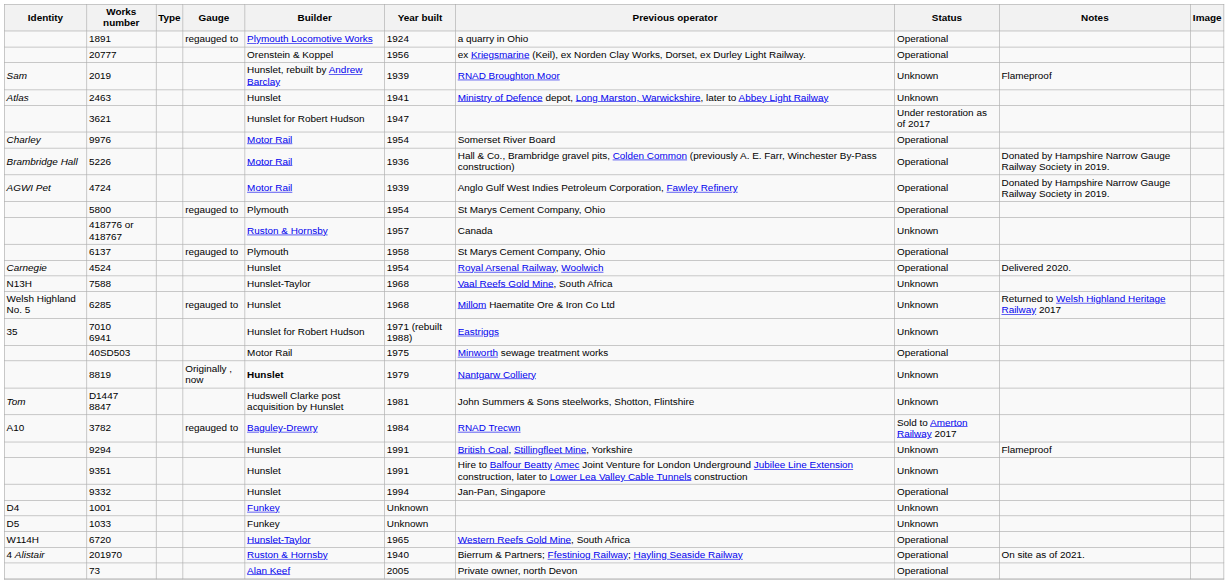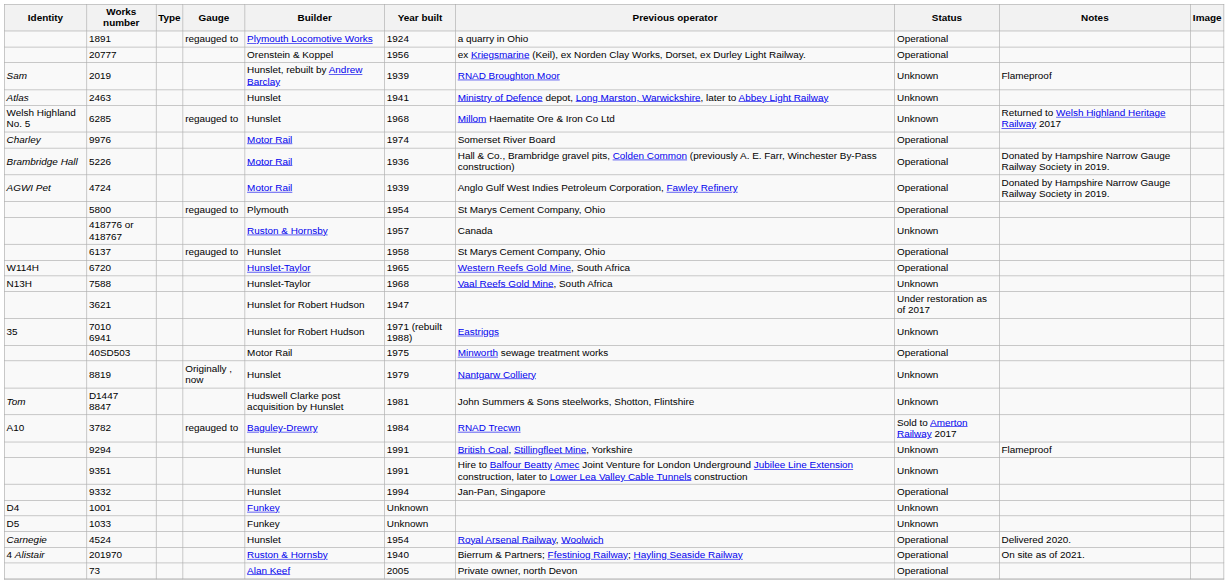rows swapped: (100, 118) <-> (100, 305)
(398, 140) 1954 -> (398, 140) 1974
(268, 252) Plymouth -> (264, 252) Hunslet
rows swapped: (100, 539) <-> (100, 268)
(265, 374) bold -> (264, 374) normal
